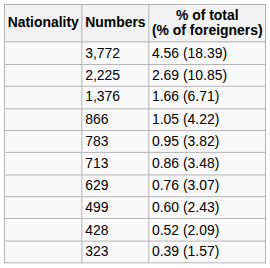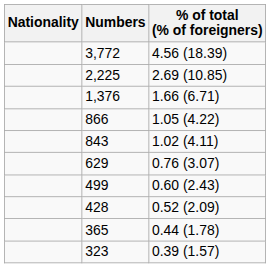+ row: (97, 141)
- row: (97, 141)
- row: (97, 163)
+ row: (97, 229)
